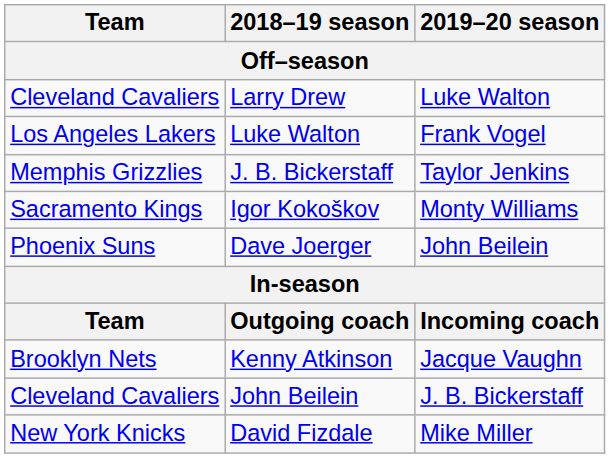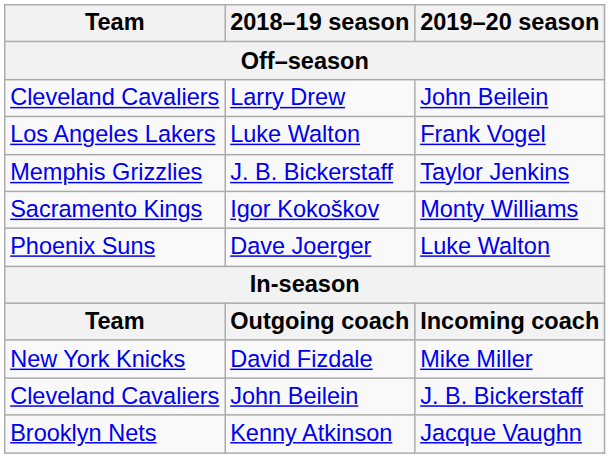(485, 97) Luke Walton -> (484, 97) John Beilein
(484, 246) John Beilein -> (485, 246) Luke Walton
rows swapped: (301, 433) <-> (311, 358)
